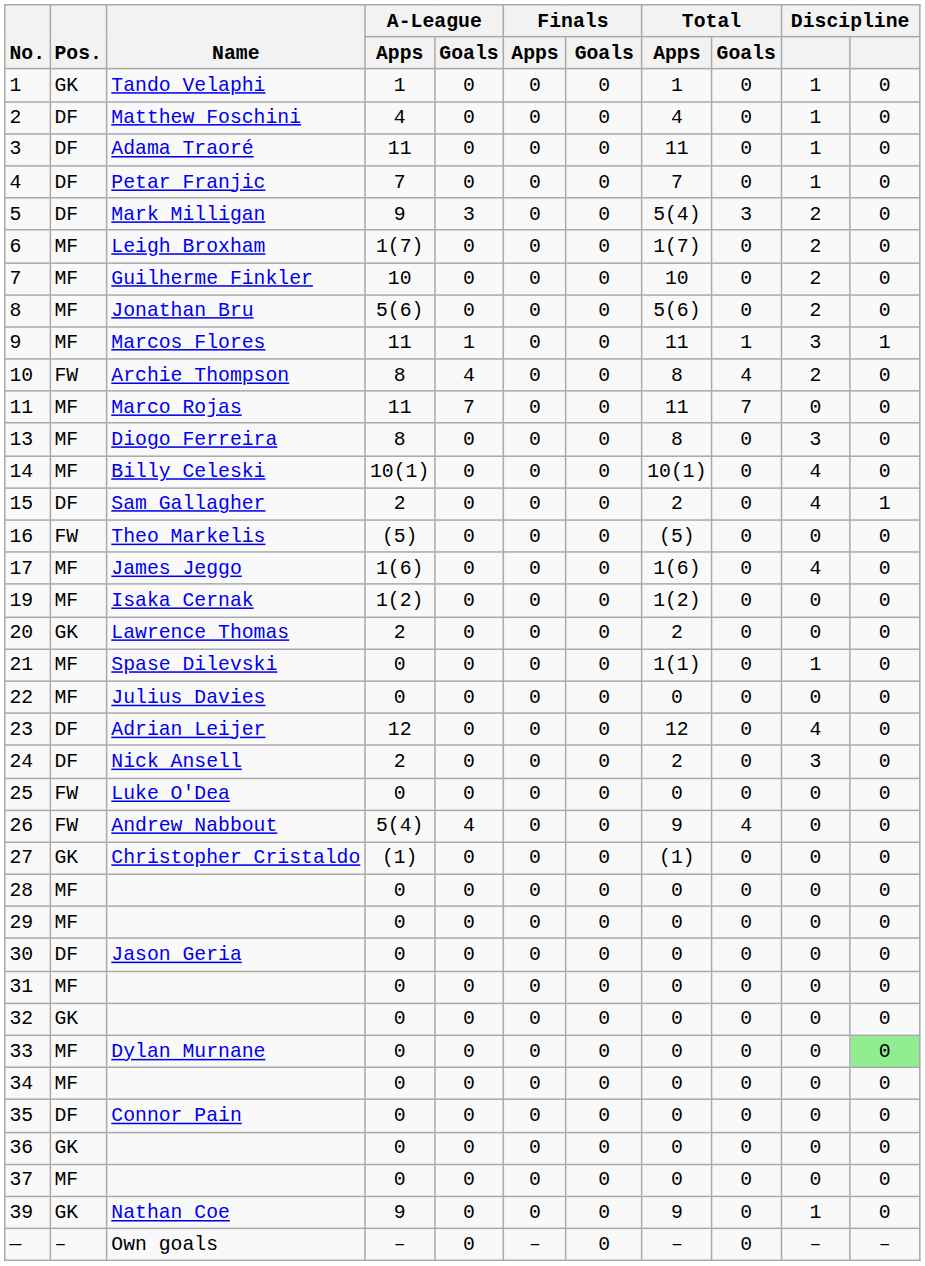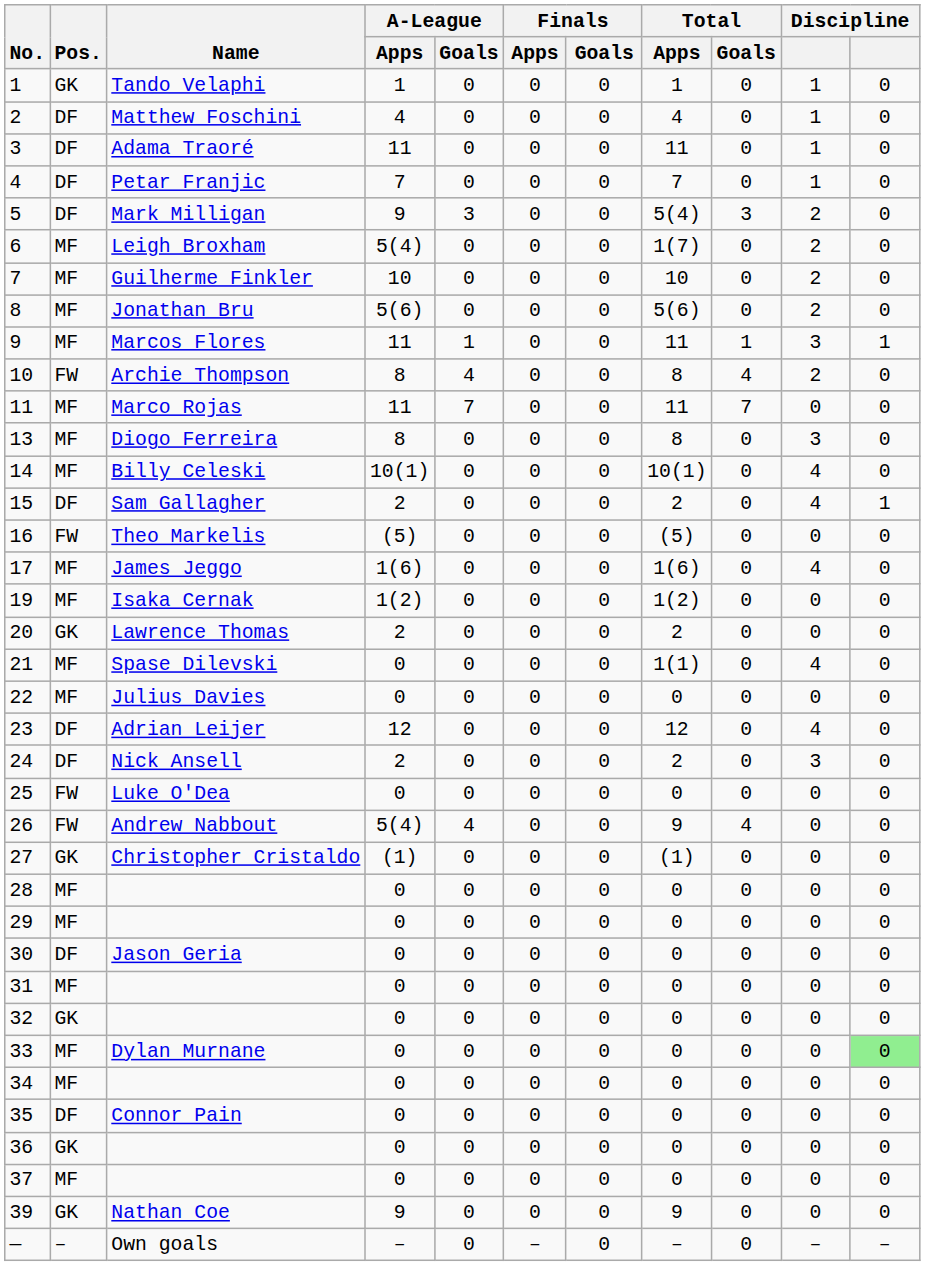(400, 246) 1(7) -> (400, 246) 5(4)
(815, 665) 1 -> (815, 665) 4
(815, 1212) 1 -> (815, 1212) 0
